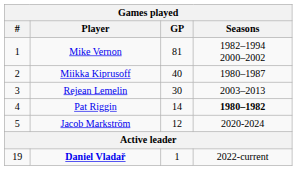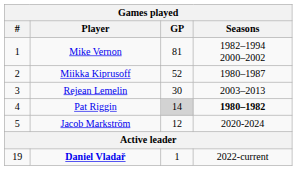(177, 74) 40 -> (177, 74) 52
(177, 107) no background -> (177, 107) lightgrey background
